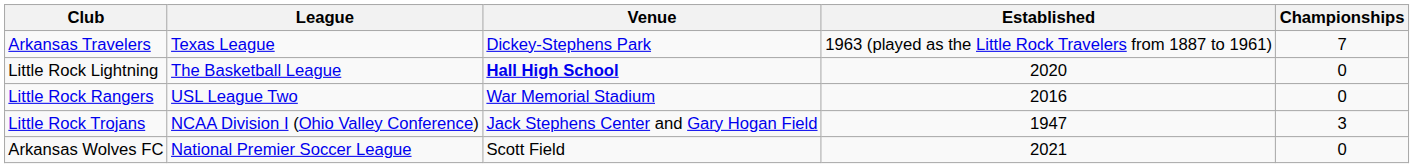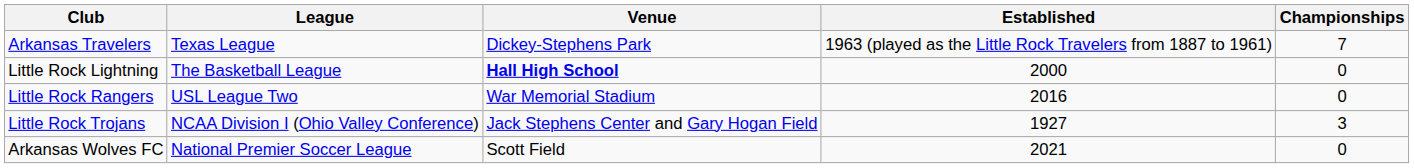(1049, 70) 2020 -> (1049, 70) 2000
(1049, 123) 1947 -> (1049, 123) 1927
